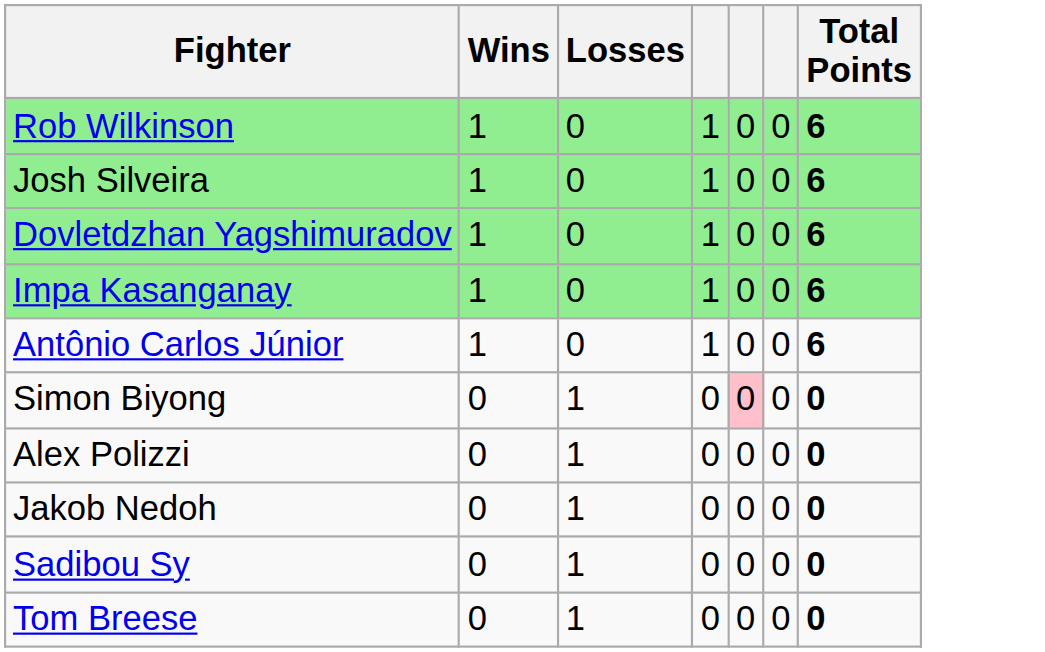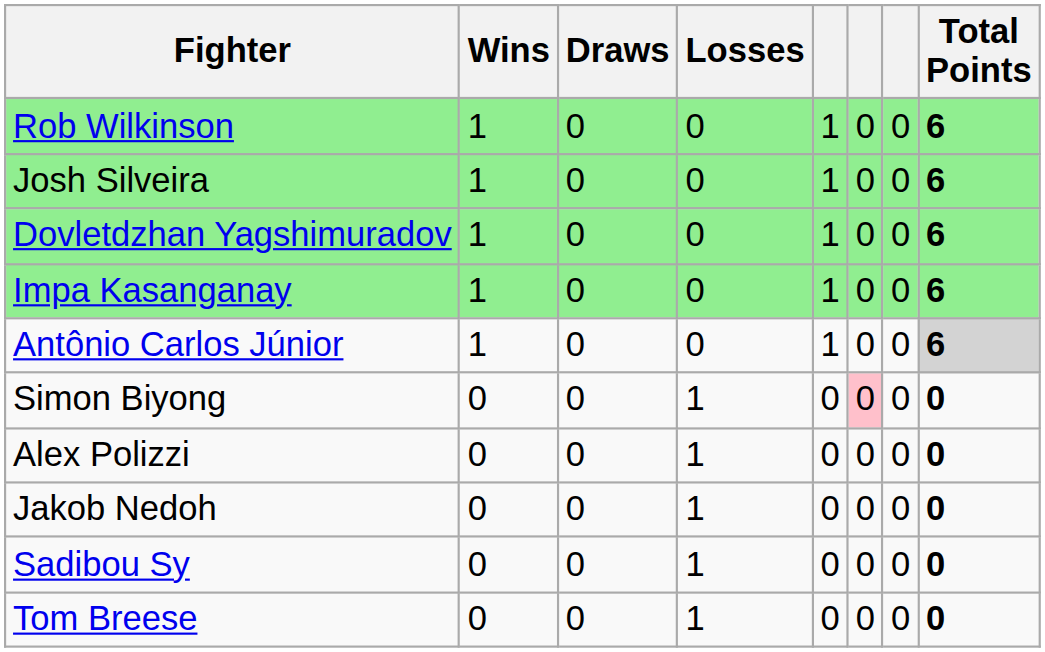+ column: (618, 51)
(816, 344) no background -> (936, 344) lightgrey background
